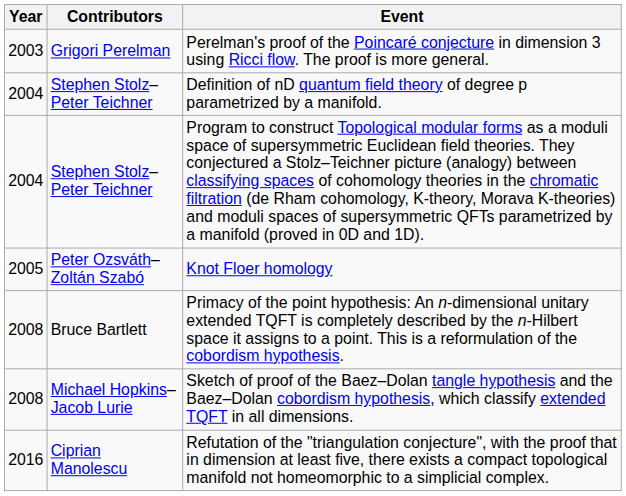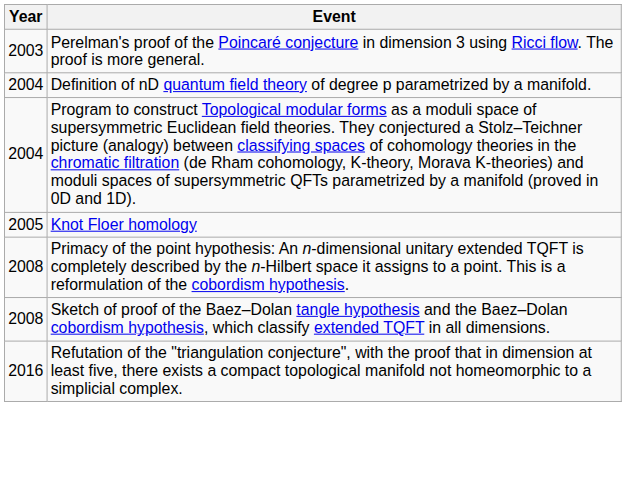- column: (115, 17)
